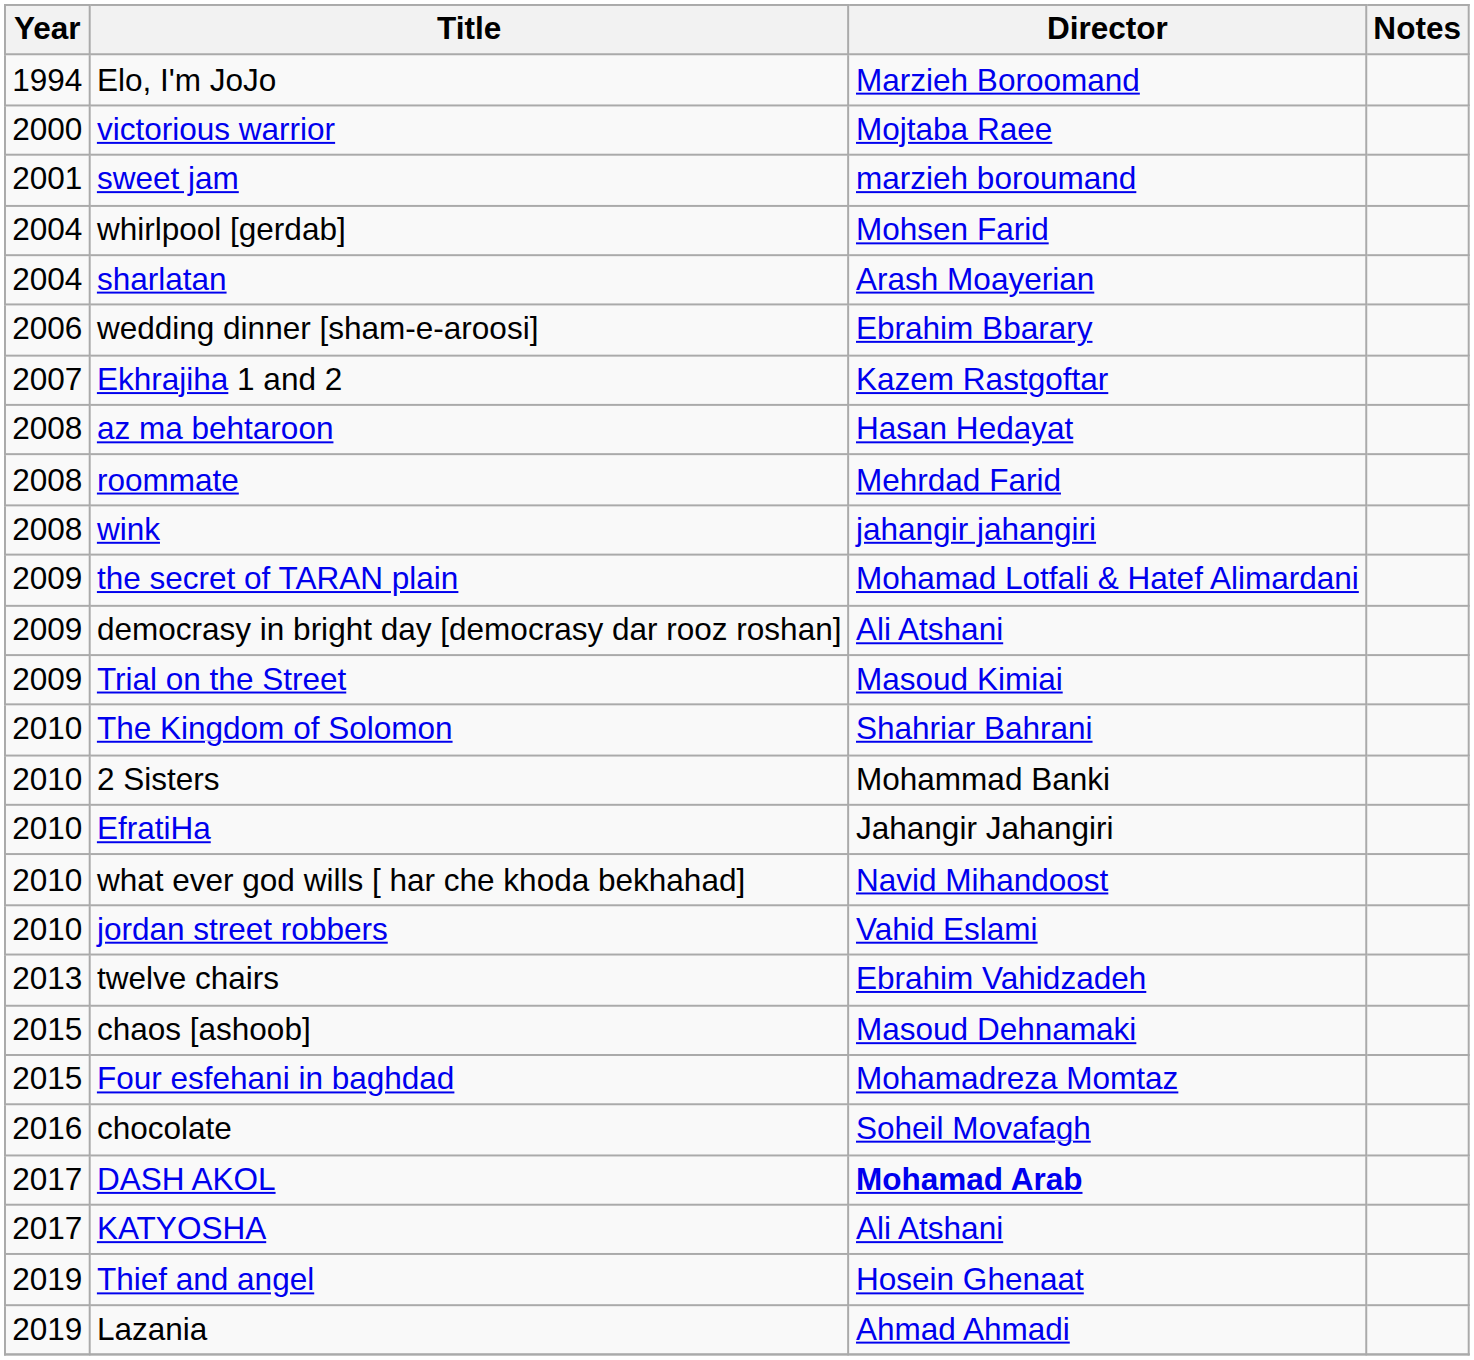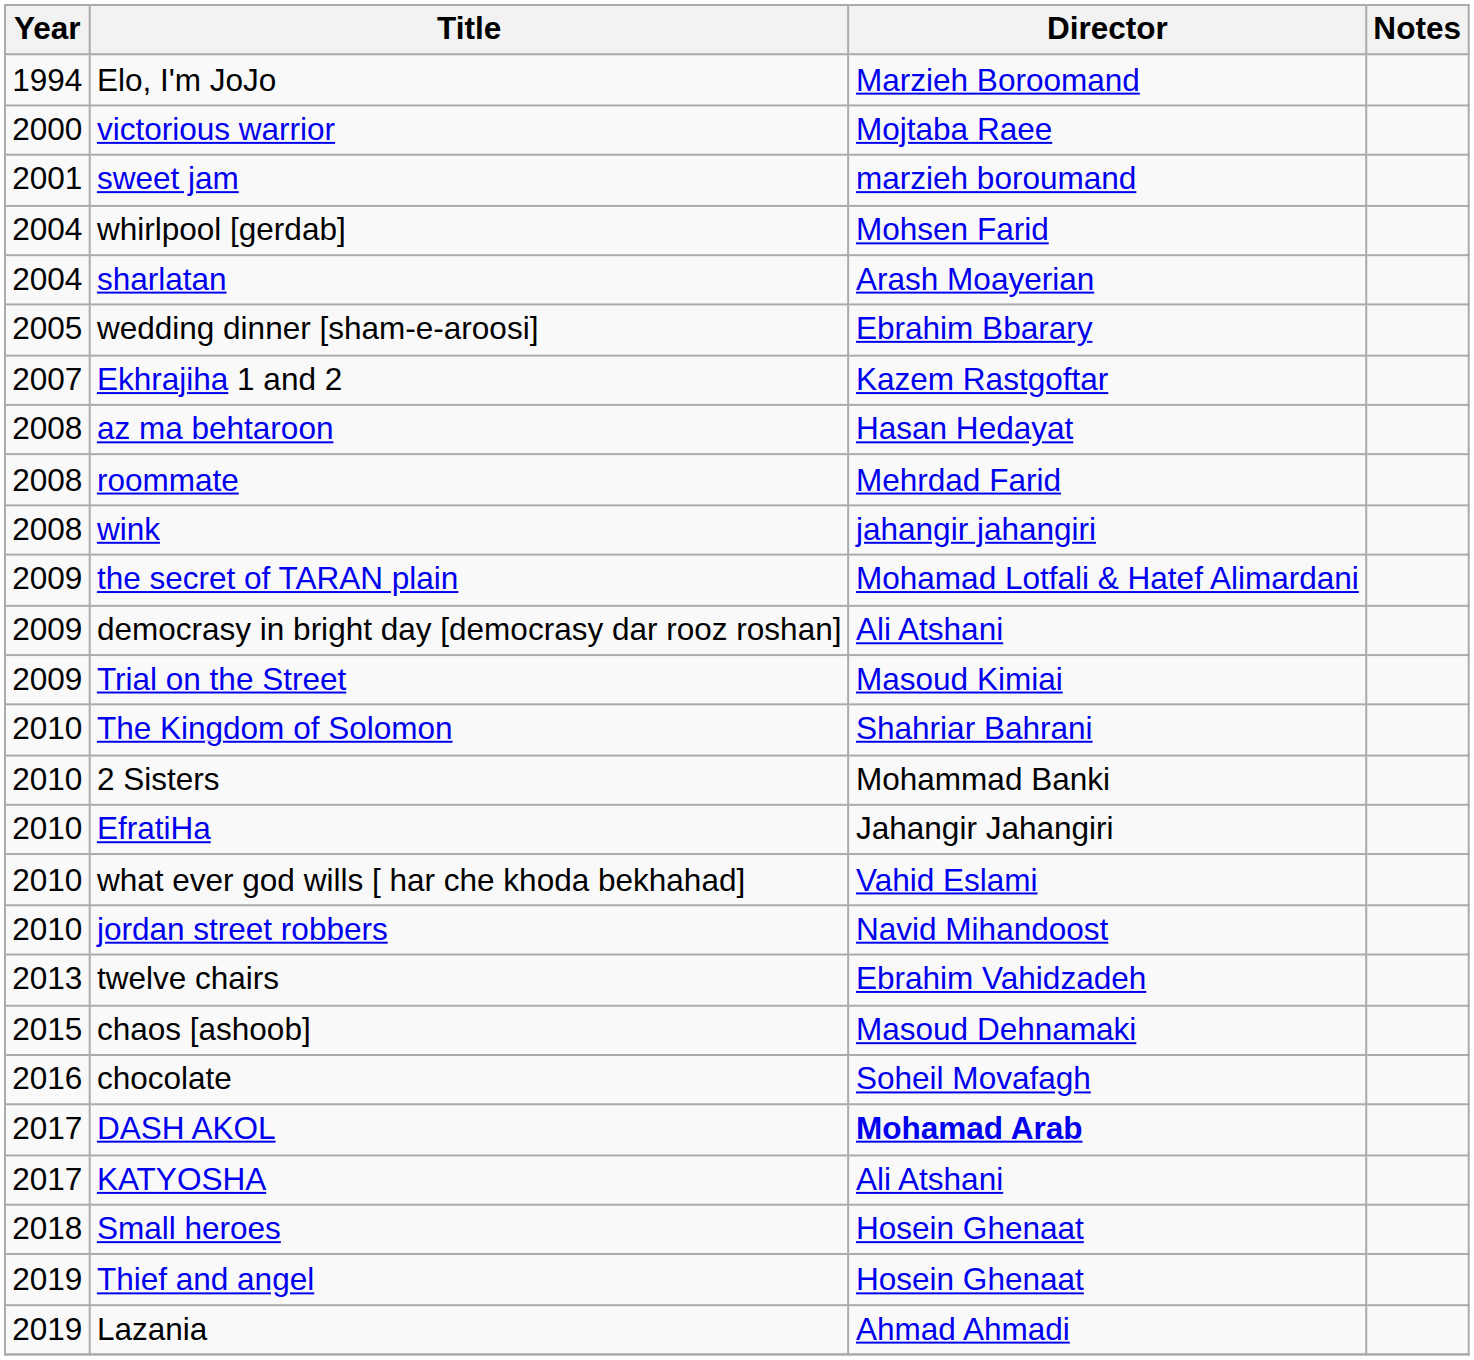(47, 329) 2006 -> (47, 329) 2005
(982, 879) Navid Mihandoost -> (947, 879) Vahid Eslami
(947, 929) Vahid Eslami -> (982, 929) Navid Mihandoost
- row: (276, 1079)
+ row: (189, 1229)
